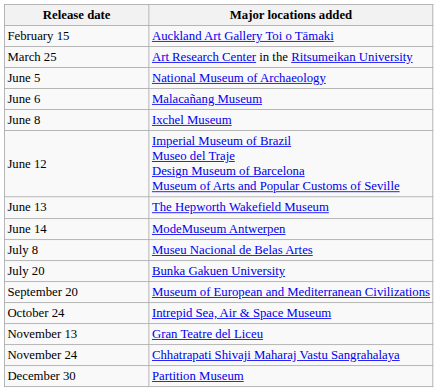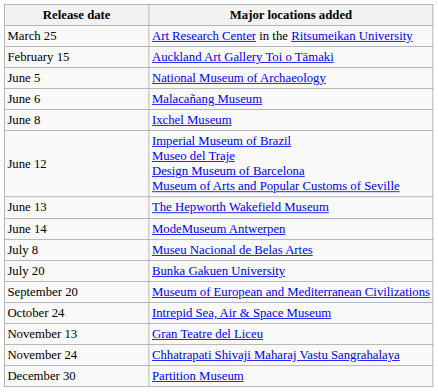rows swapped: (38, 36) <-> (32, 57)
